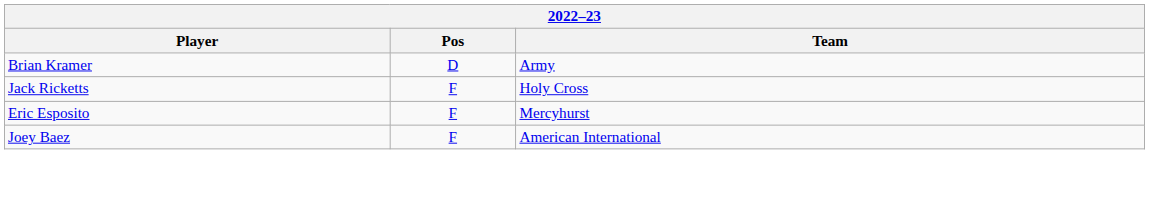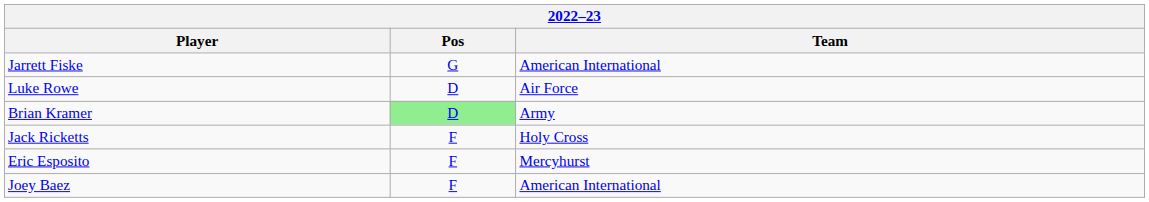+ row: (45, 64)
+ row: (43, 88)
(453, 64) no background -> (453, 112) lightgreen background
